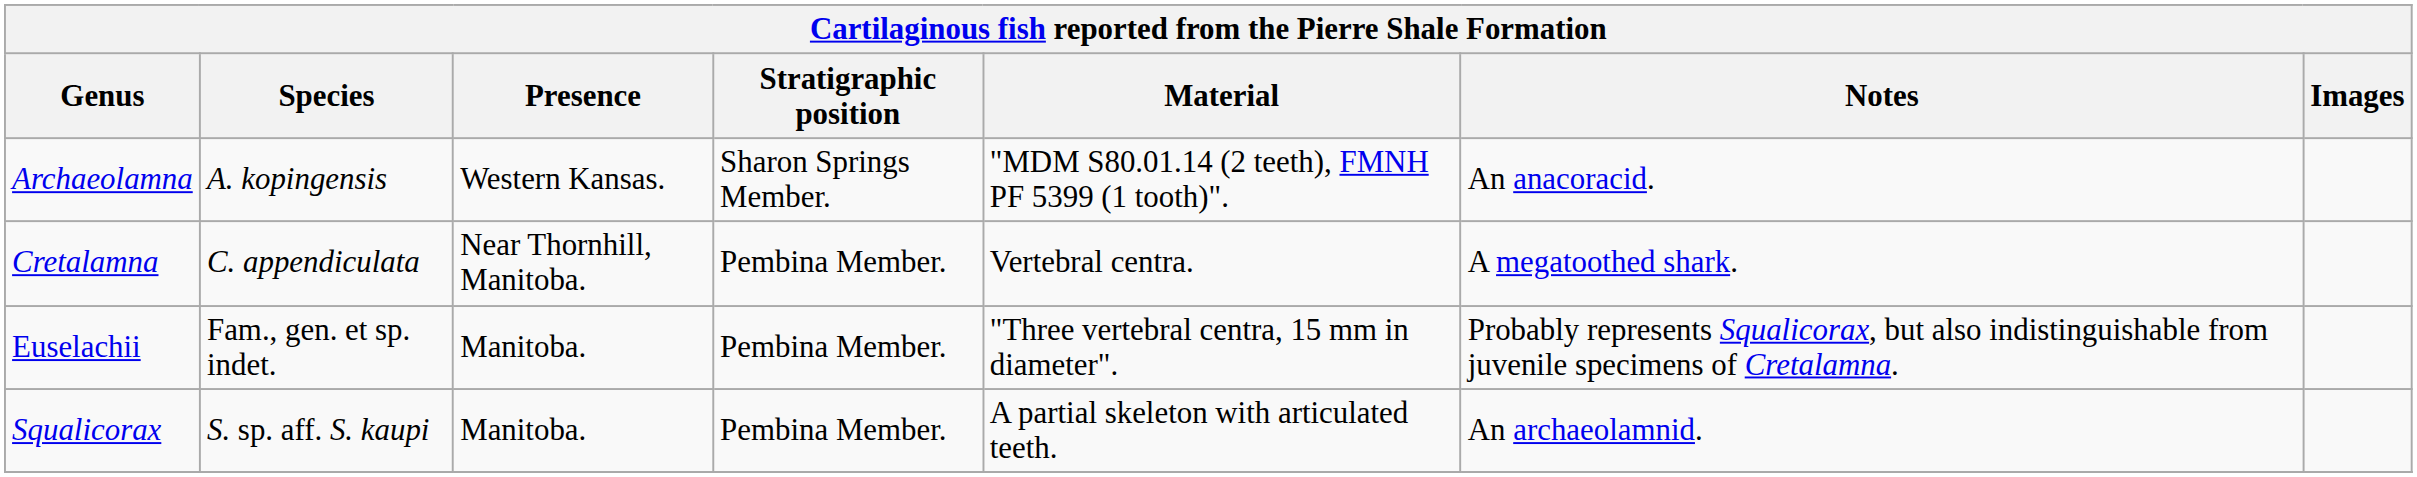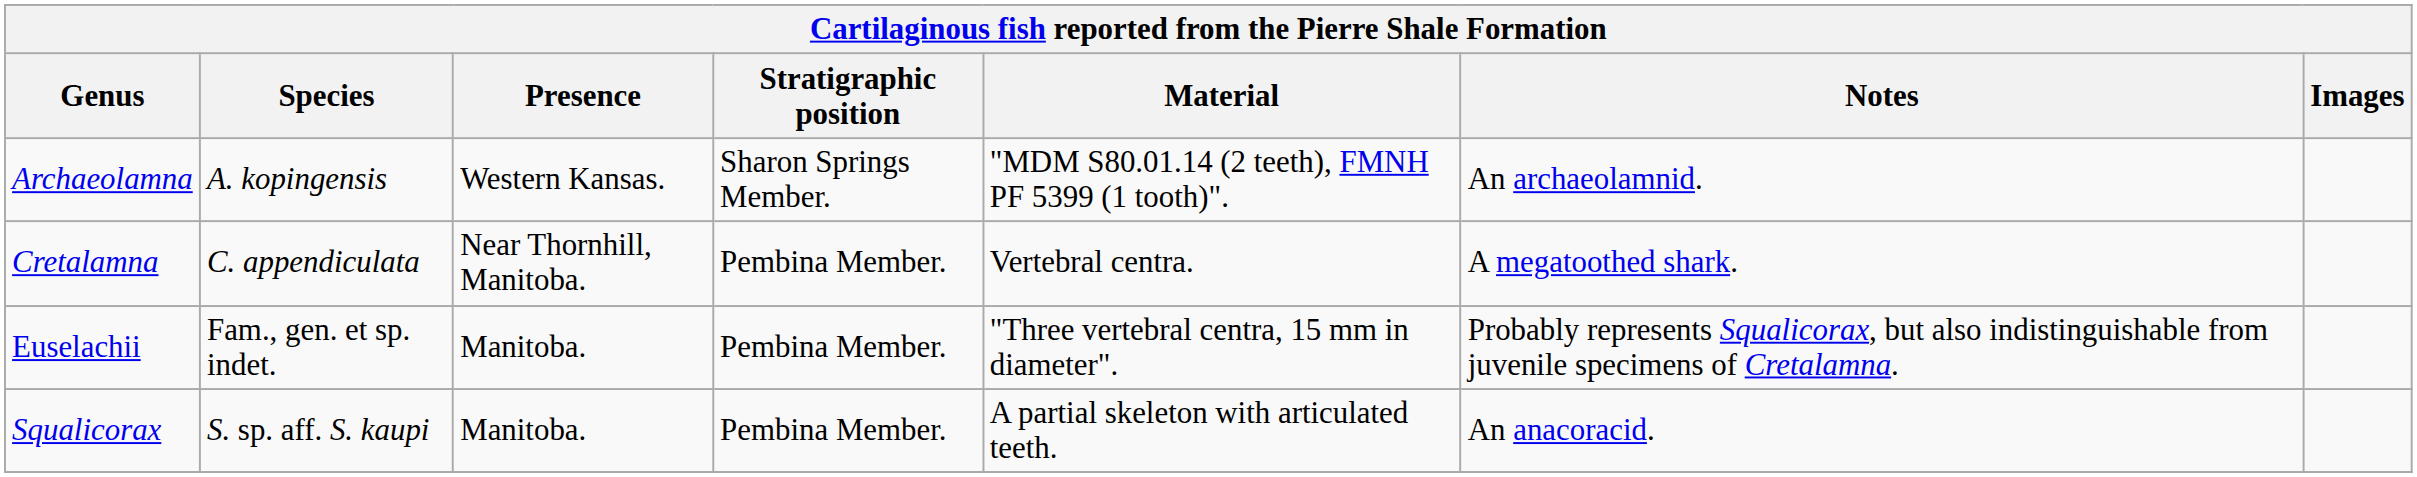(1561, 179) An anacoracid. -> (1585, 179) An archaeolamnid.
(1585, 430) An archaeolamnid. -> (1561, 430) An anacoracid.
